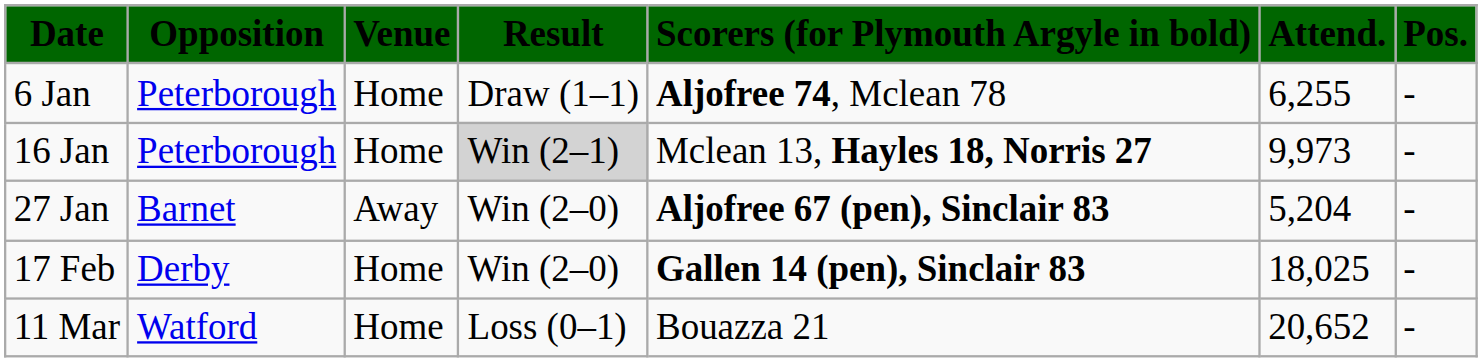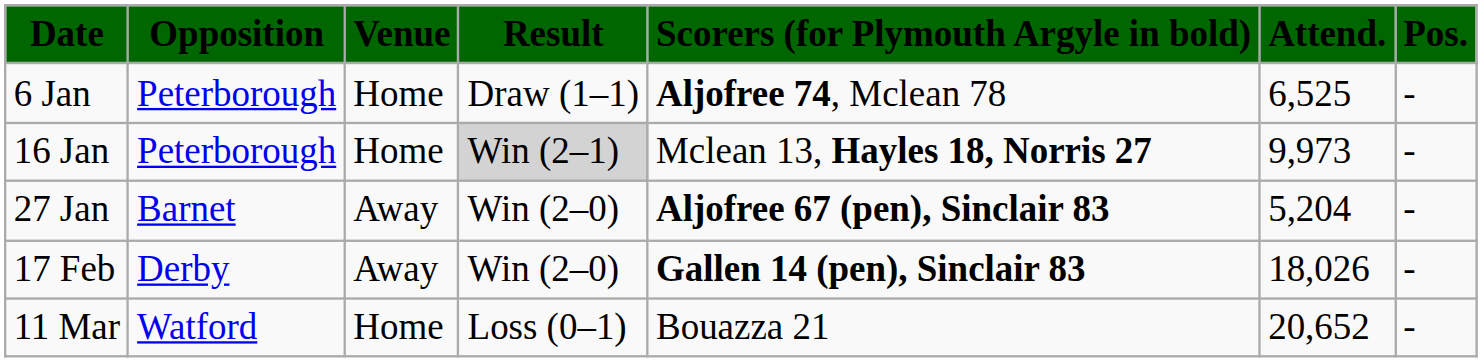(1310, 92) 6,255 -> (1310, 92) 6,525
(398, 268) Home -> (396, 268) Away
(1319, 268) 18,025 -> (1319, 268) 18,026
